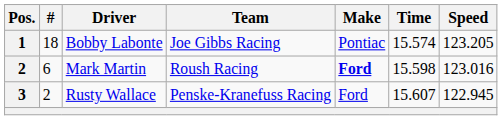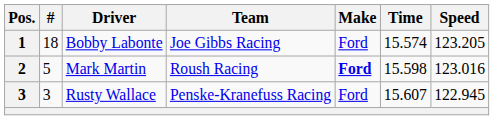(362, 43) Pontiac -> (353, 43) Ford
(47, 69) 6 -> (47, 69) 5
(47, 95) 2 -> (47, 95) 3
